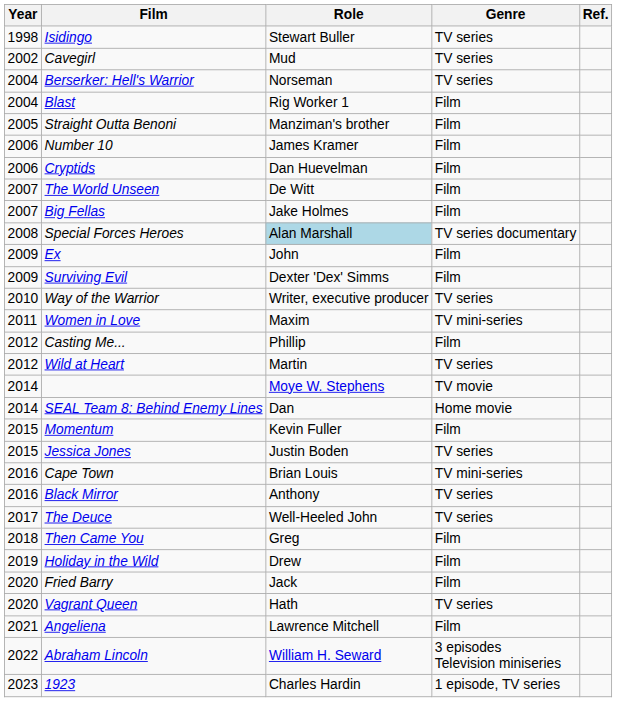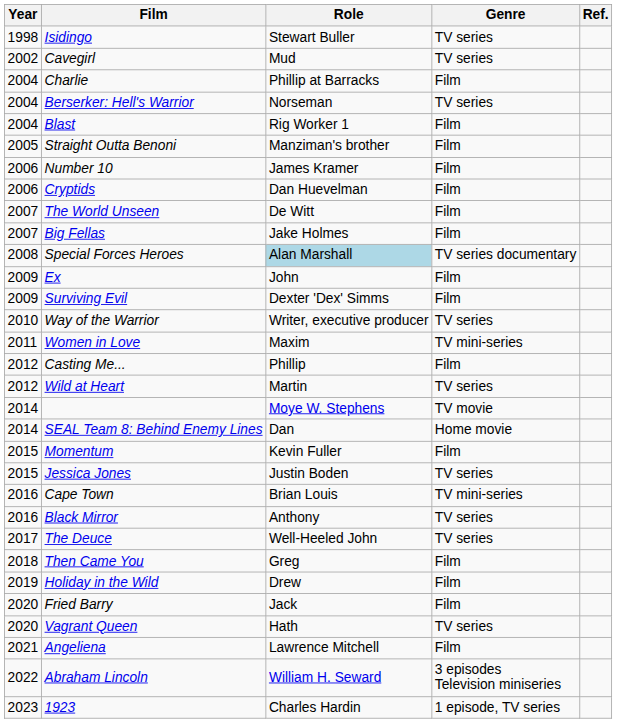+ row: (66, 80)
